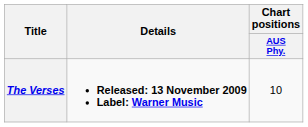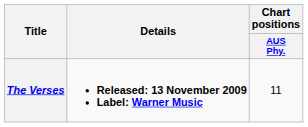(276, 90) 10 -> (276, 90) 11
